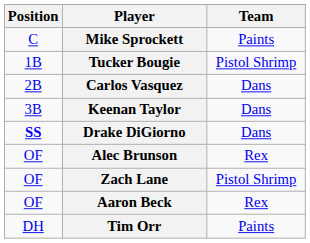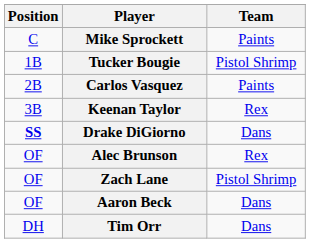(256, 86) Dans -> (256, 86) Paints
(256, 109) Dans -> (256, 109) Rex
(256, 202) Rex -> (256, 202) Dans
(256, 226) Paints -> (256, 226) Dans
